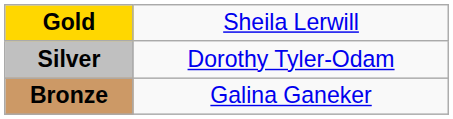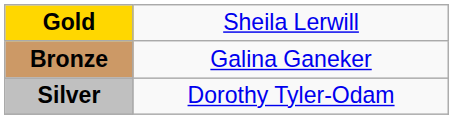rows swapped: (69, 59) <-> (69, 95)
